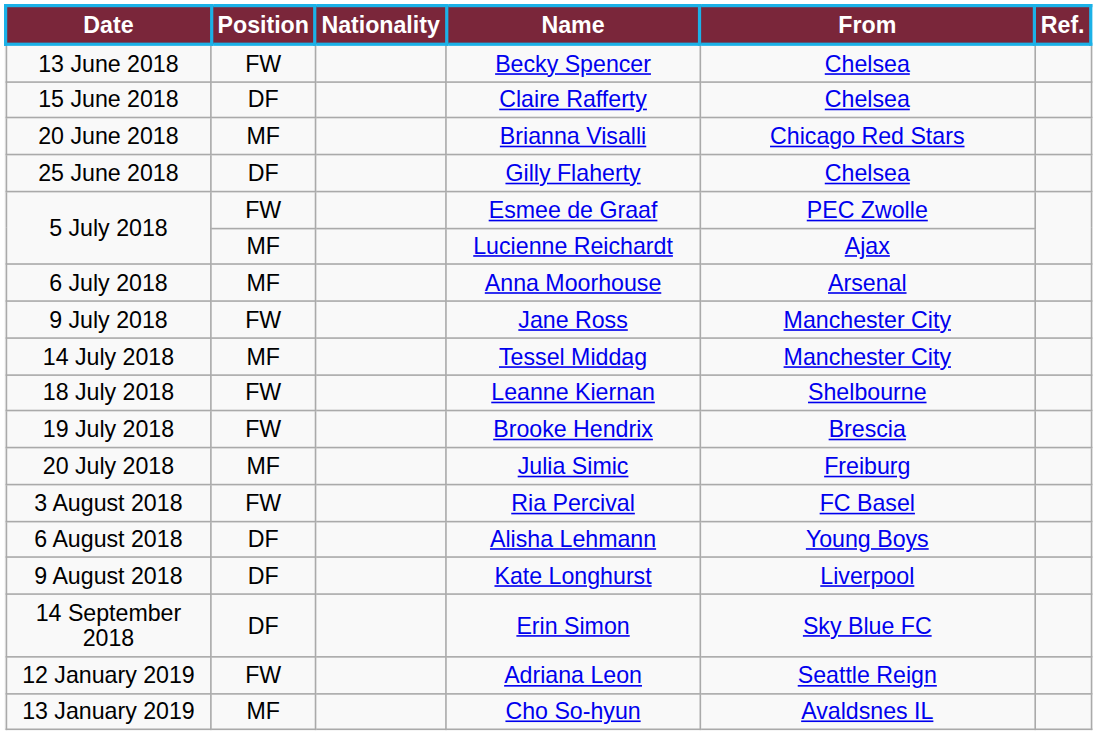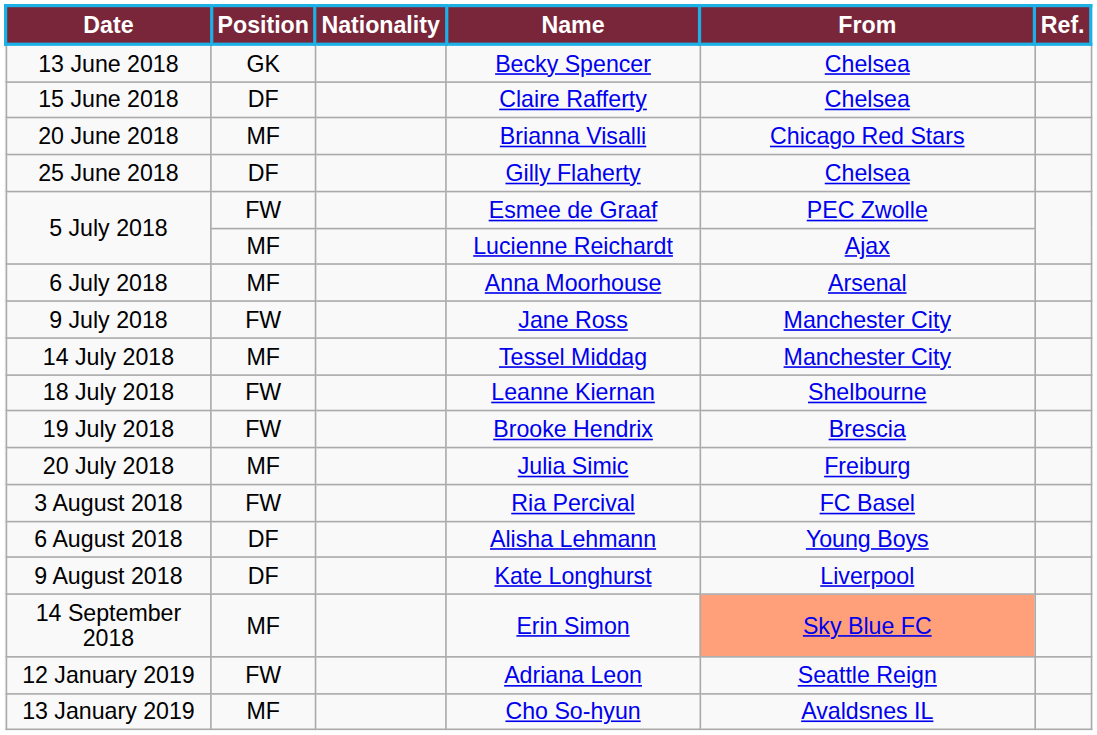(263, 63) FW -> (263, 63) GK
(263, 626) DF -> (263, 626) MF
(867, 626) no background -> (867, 626) lightsalmon background
